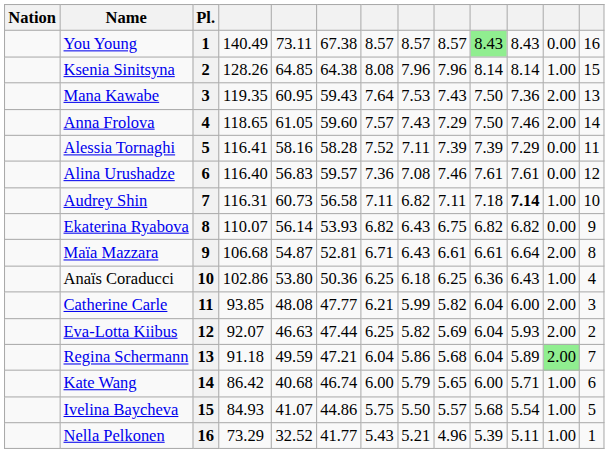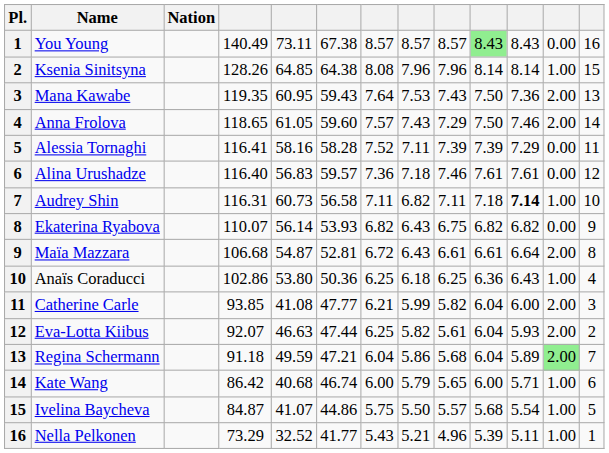columns swapped: (206, 17) <-> (32, 17)
(416, 174) 7.08 -> (416, 174) 7.18
(379, 252) 6.71 -> (379, 252) 6.72
(294, 305) 48.08 -> (294, 305) 41.08
(452, 331) 5.69 -> (452, 331) 5.61
(245, 409) 84.93 -> (245, 409) 84.87
